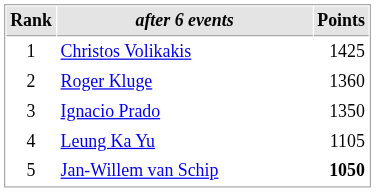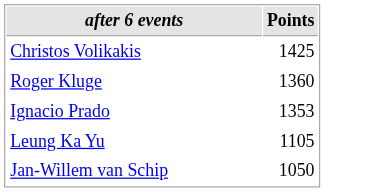- column: (31, 20)
(347, 111) 1350 -> (297, 111) 1353
(347, 170) bold -> (297, 170) normal
